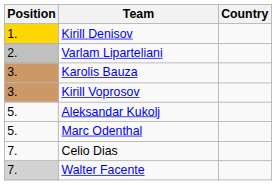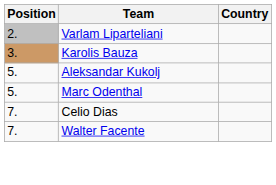- row: (97, 33)
- row: (101, 92)
(12, 170) lightgrey background -> (12, 131) no background
